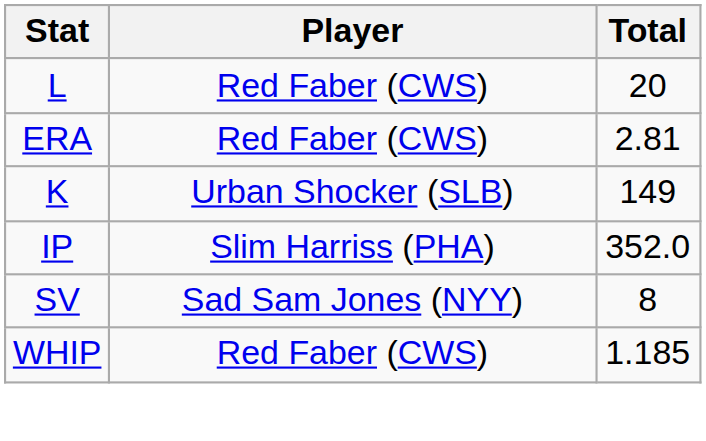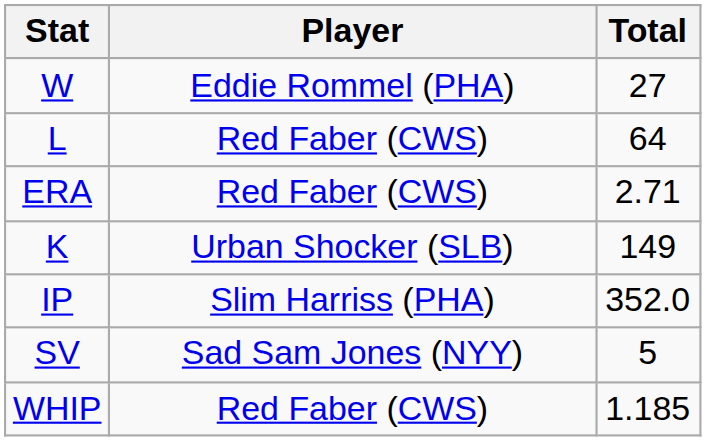+ row: (57, 85)
(648, 85) 20 -> (648, 138) 64
(648, 138) 2.81 -> (648, 192) 2.71
(648, 300) 8 -> (648, 354) 5
